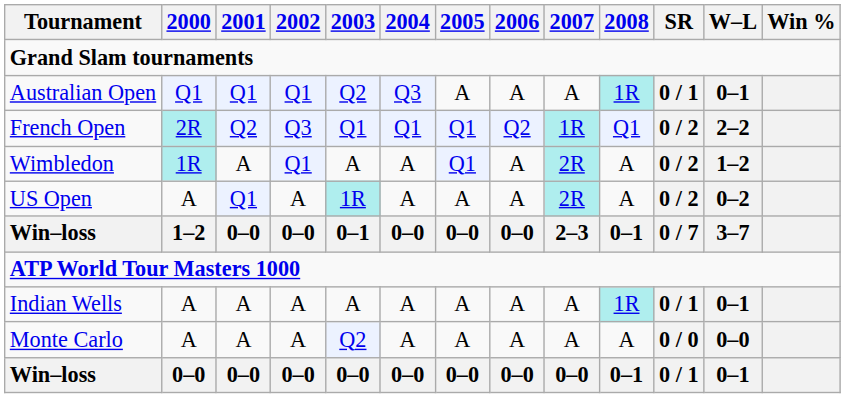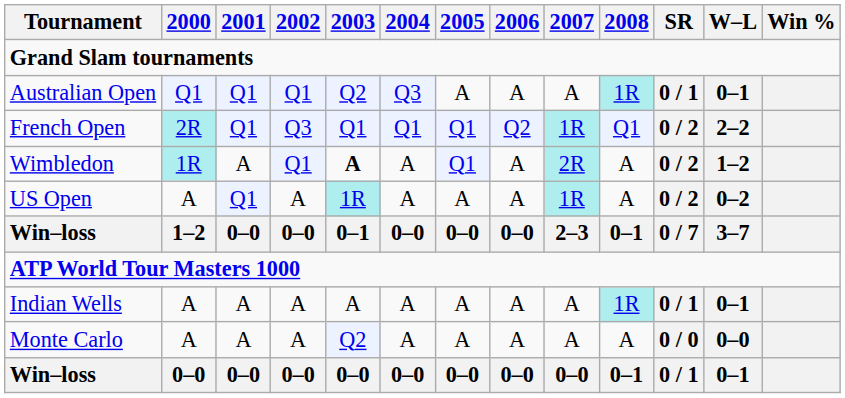(243, 127) Q2 -> (243, 127) Q1
(353, 163) normal -> (353, 163) bold
(572, 198) 2R -> (572, 198) 1R
